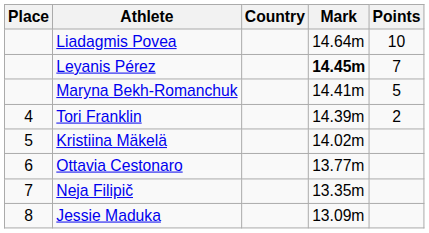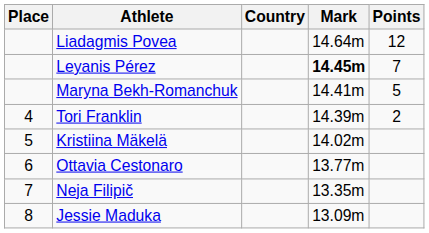(396, 41) 10 -> (396, 41) 12
